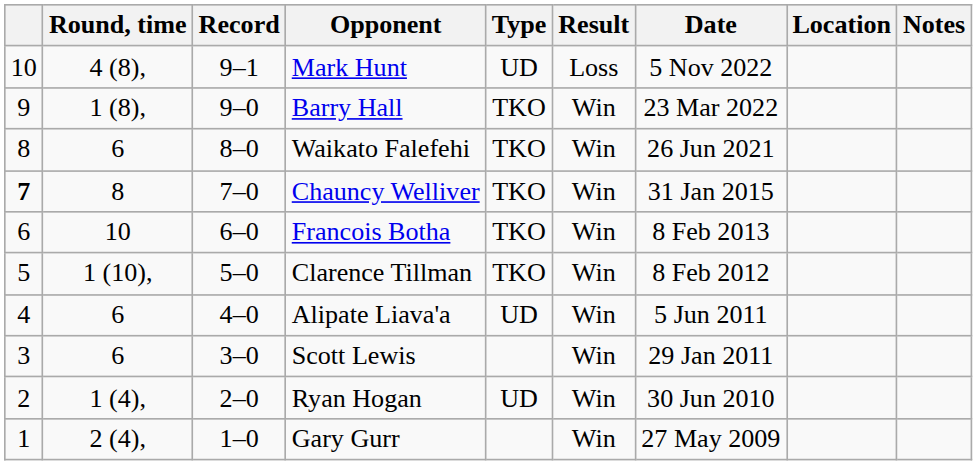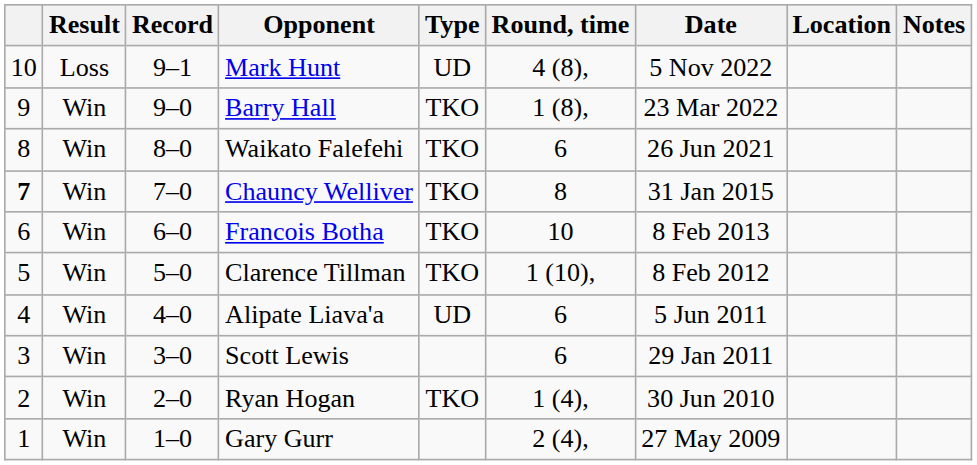columns swapped: (594, 25) <-> (118, 25)
(519, 397) UD -> (452, 397) TKO
